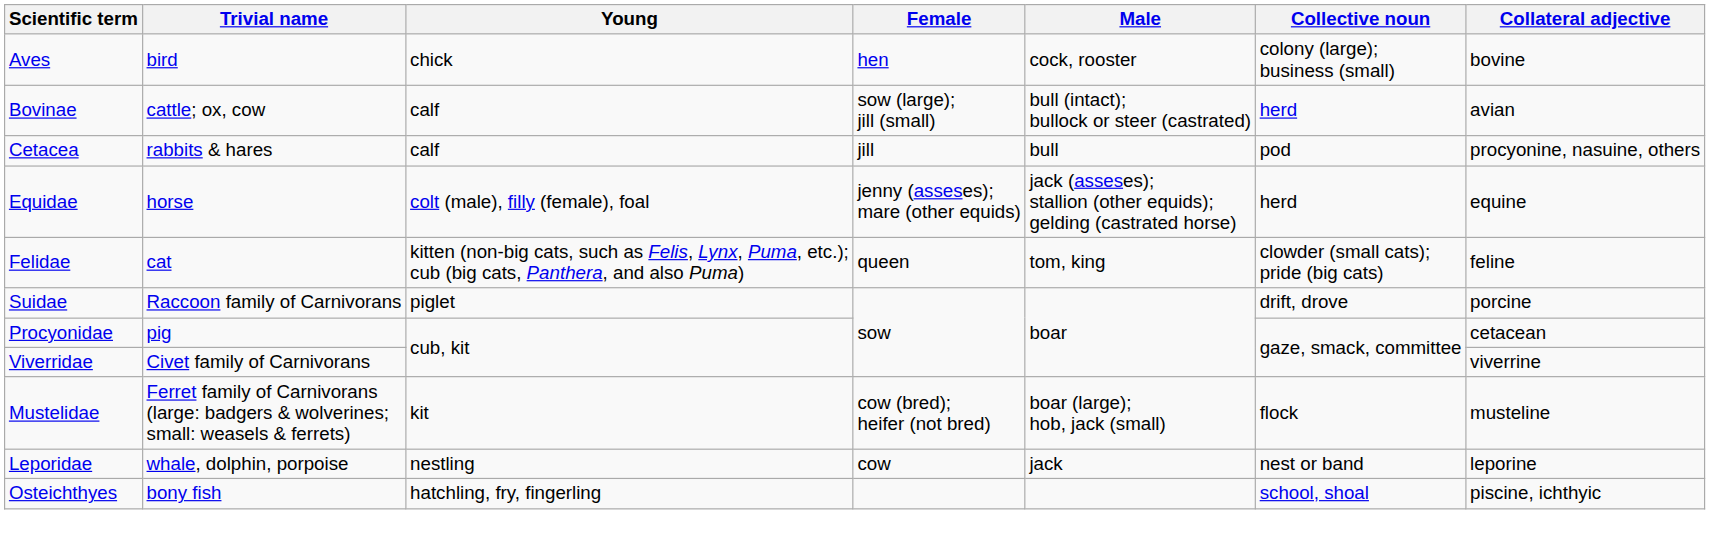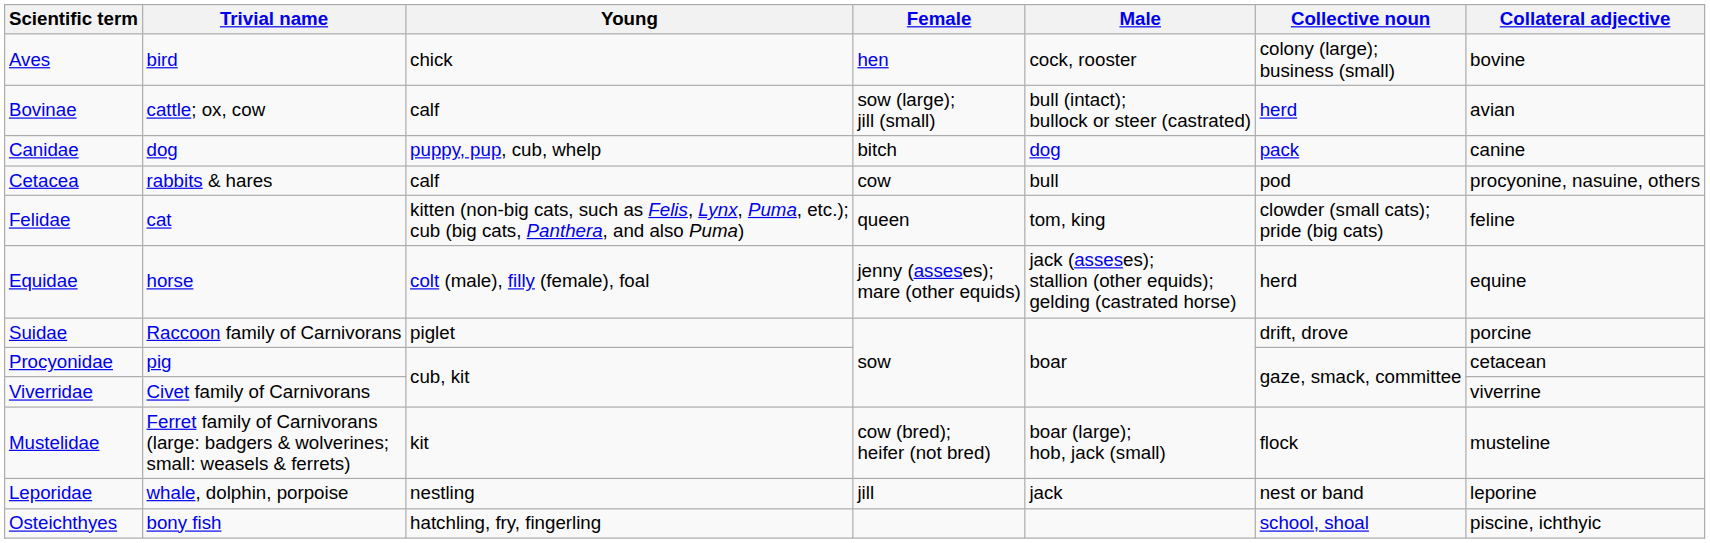+ row: (44, 150)
(866, 150) jill -> (874, 180) cow
rows swapped: (43, 201) <-> (40, 262)
(874, 463) cow -> (866, 493) jill
